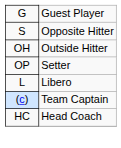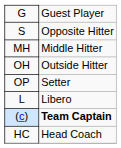+ row: (22, 48)
(75, 100) normal -> (76, 117) bold
